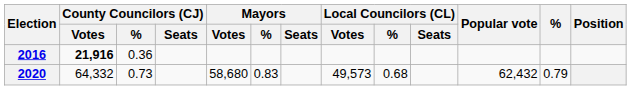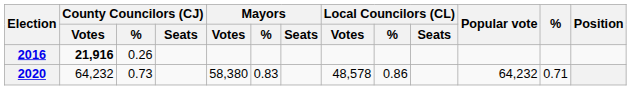(140, 54) 0.36 -> (140, 54) 0.26
(94, 74) 64,332 -> (94, 74) 64,232
(229, 74) 58,680 -> (229, 74) 58,380
(352, 74) 49,573 -> (352, 74) 48,578
(395, 74) 0.68 -> (395, 74) 0.86
(518, 74) 62,432 -> (518, 74) 64,232
(556, 74) 0.79 -> (556, 74) 0.71
